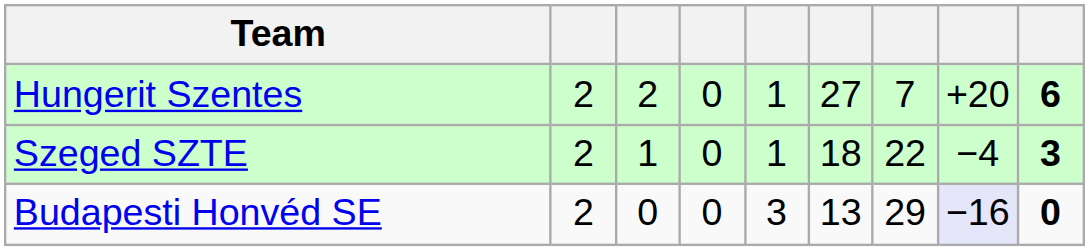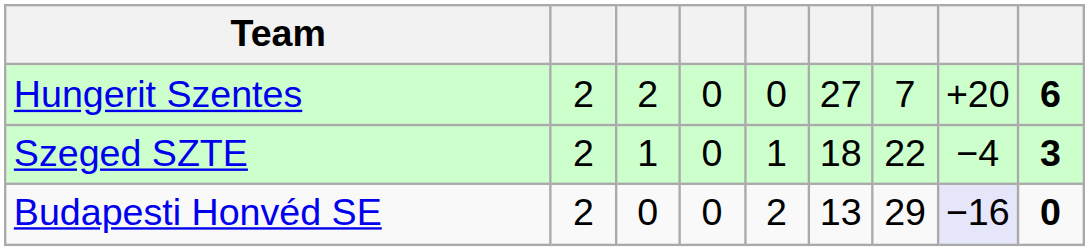(776, 93) 1 -> (776, 93) 0
(776, 213) 3 -> (776, 213) 2
